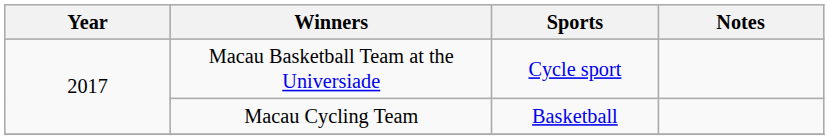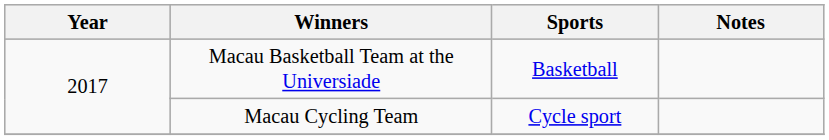(575, 68) Cycle sport -> (575, 68) Basketball
(575, 115) Basketball -> (575, 115) Cycle sport
